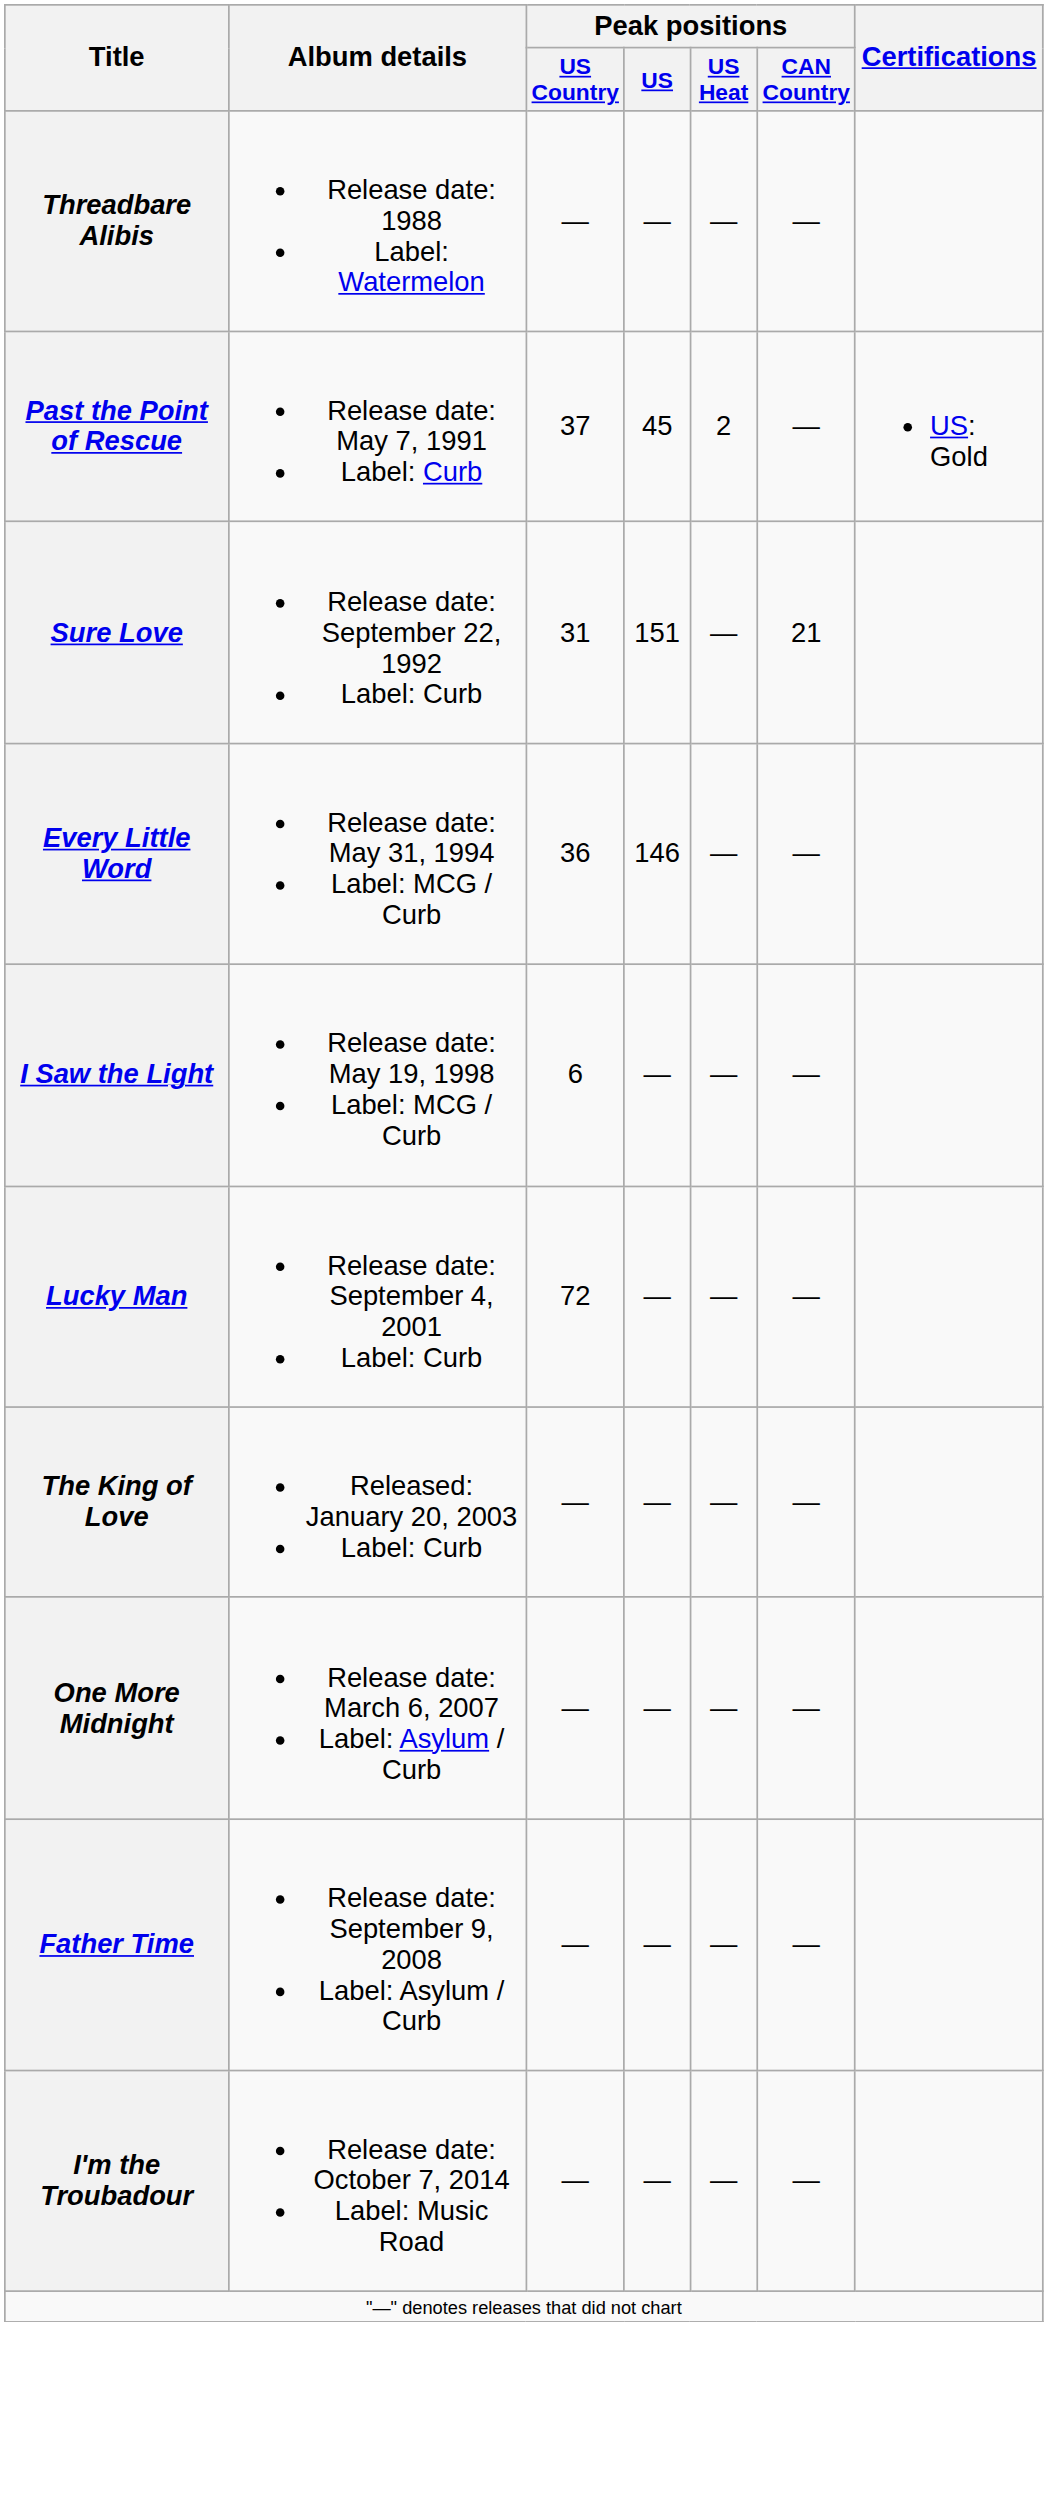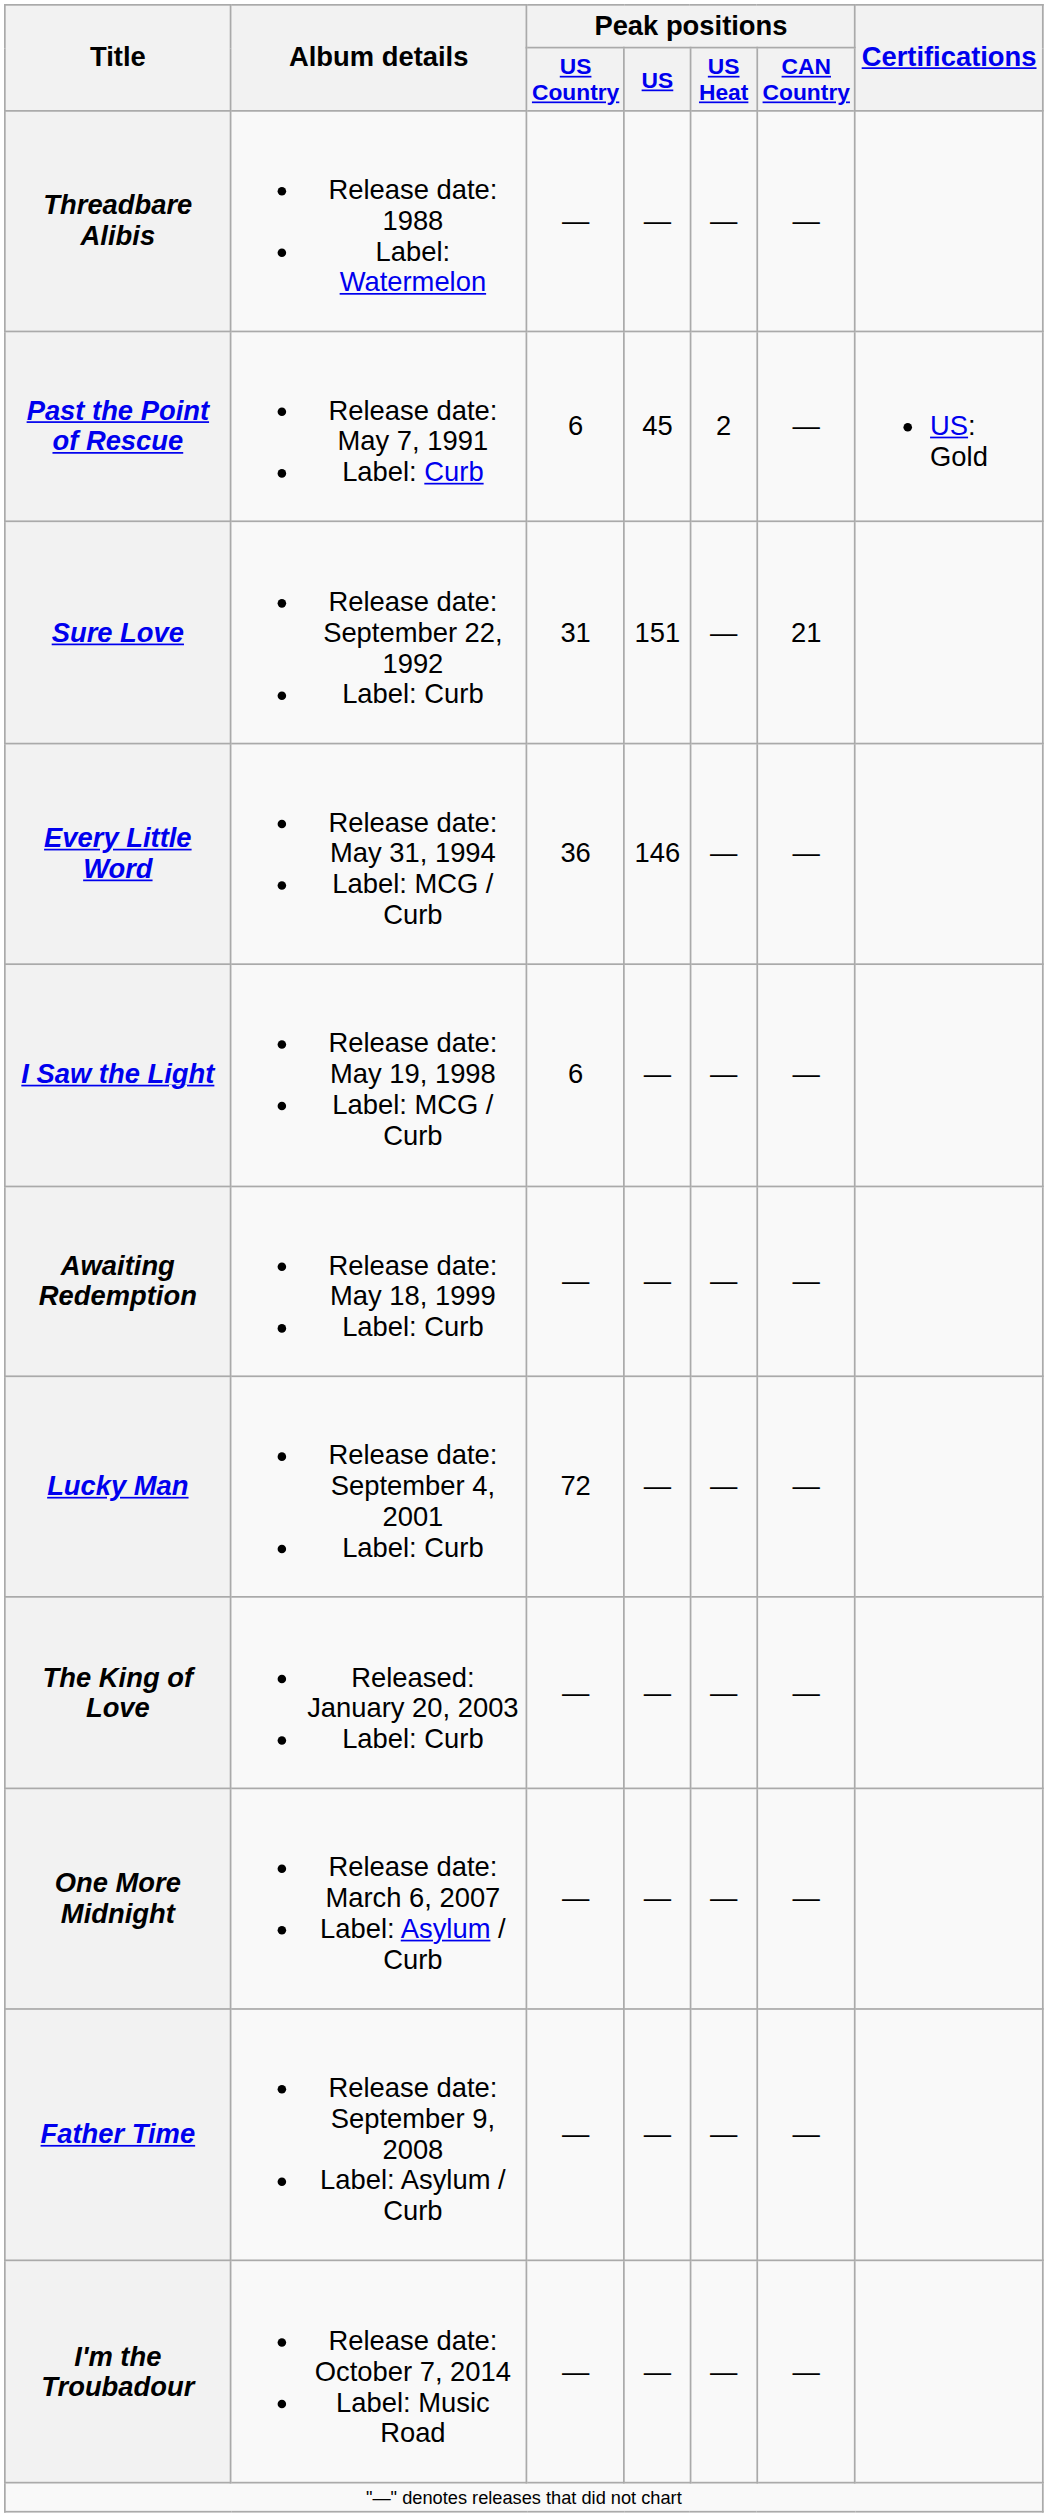(575, 426) 37 -> (576, 426) 6
+ row: (118, 1280)
